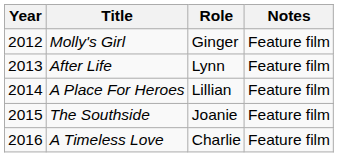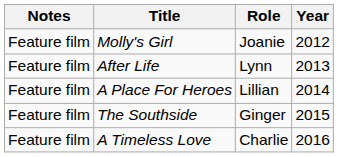columns swapped: (25, 16) <-> (289, 16)
(215, 41) Ginger -> (262, 41) Joanie
(215, 115) Joanie -> (262, 115) Ginger
